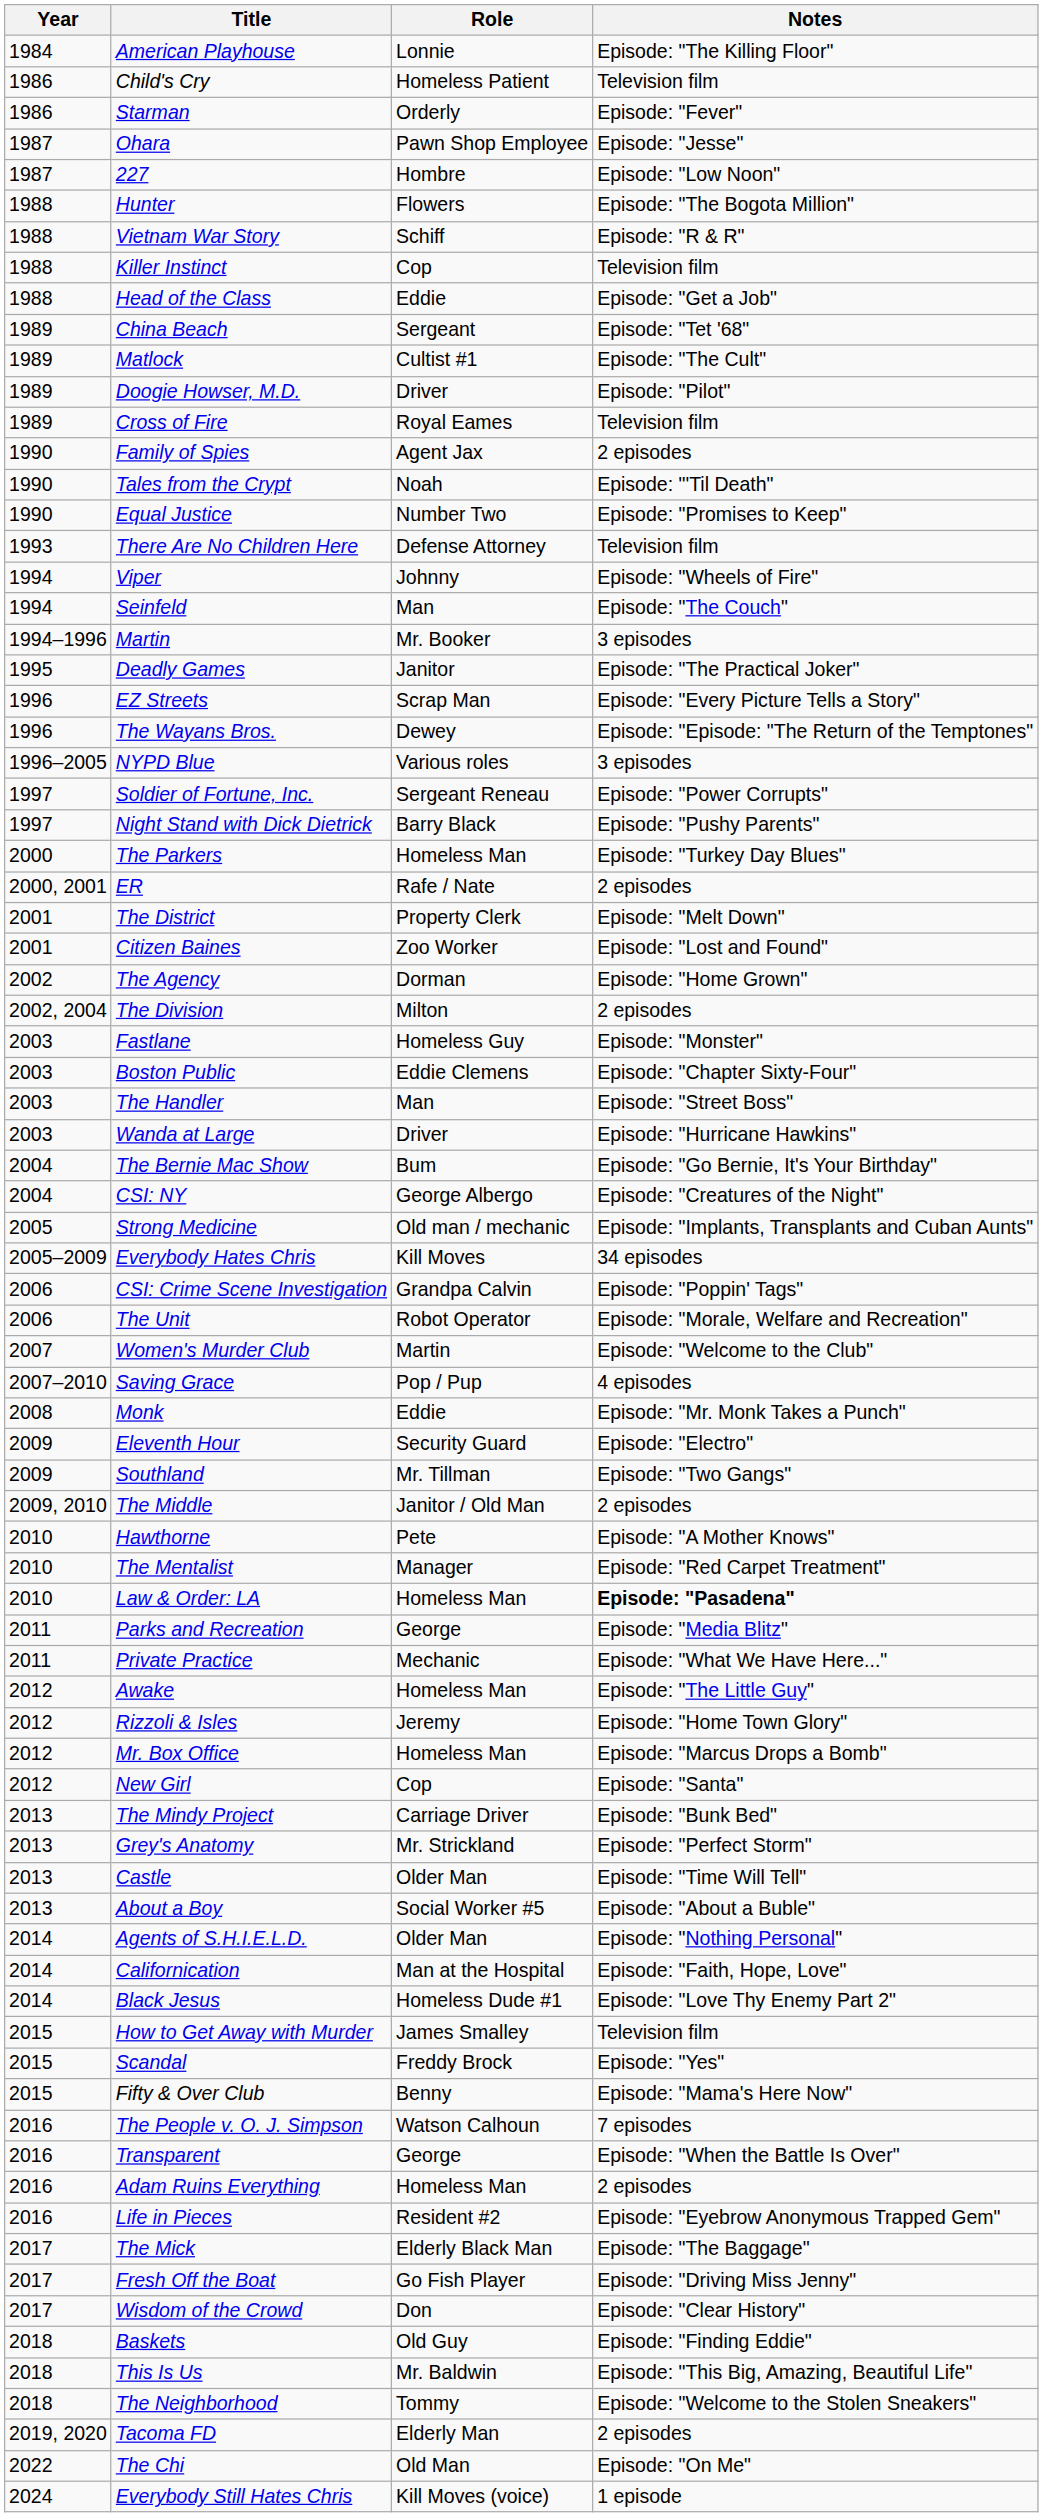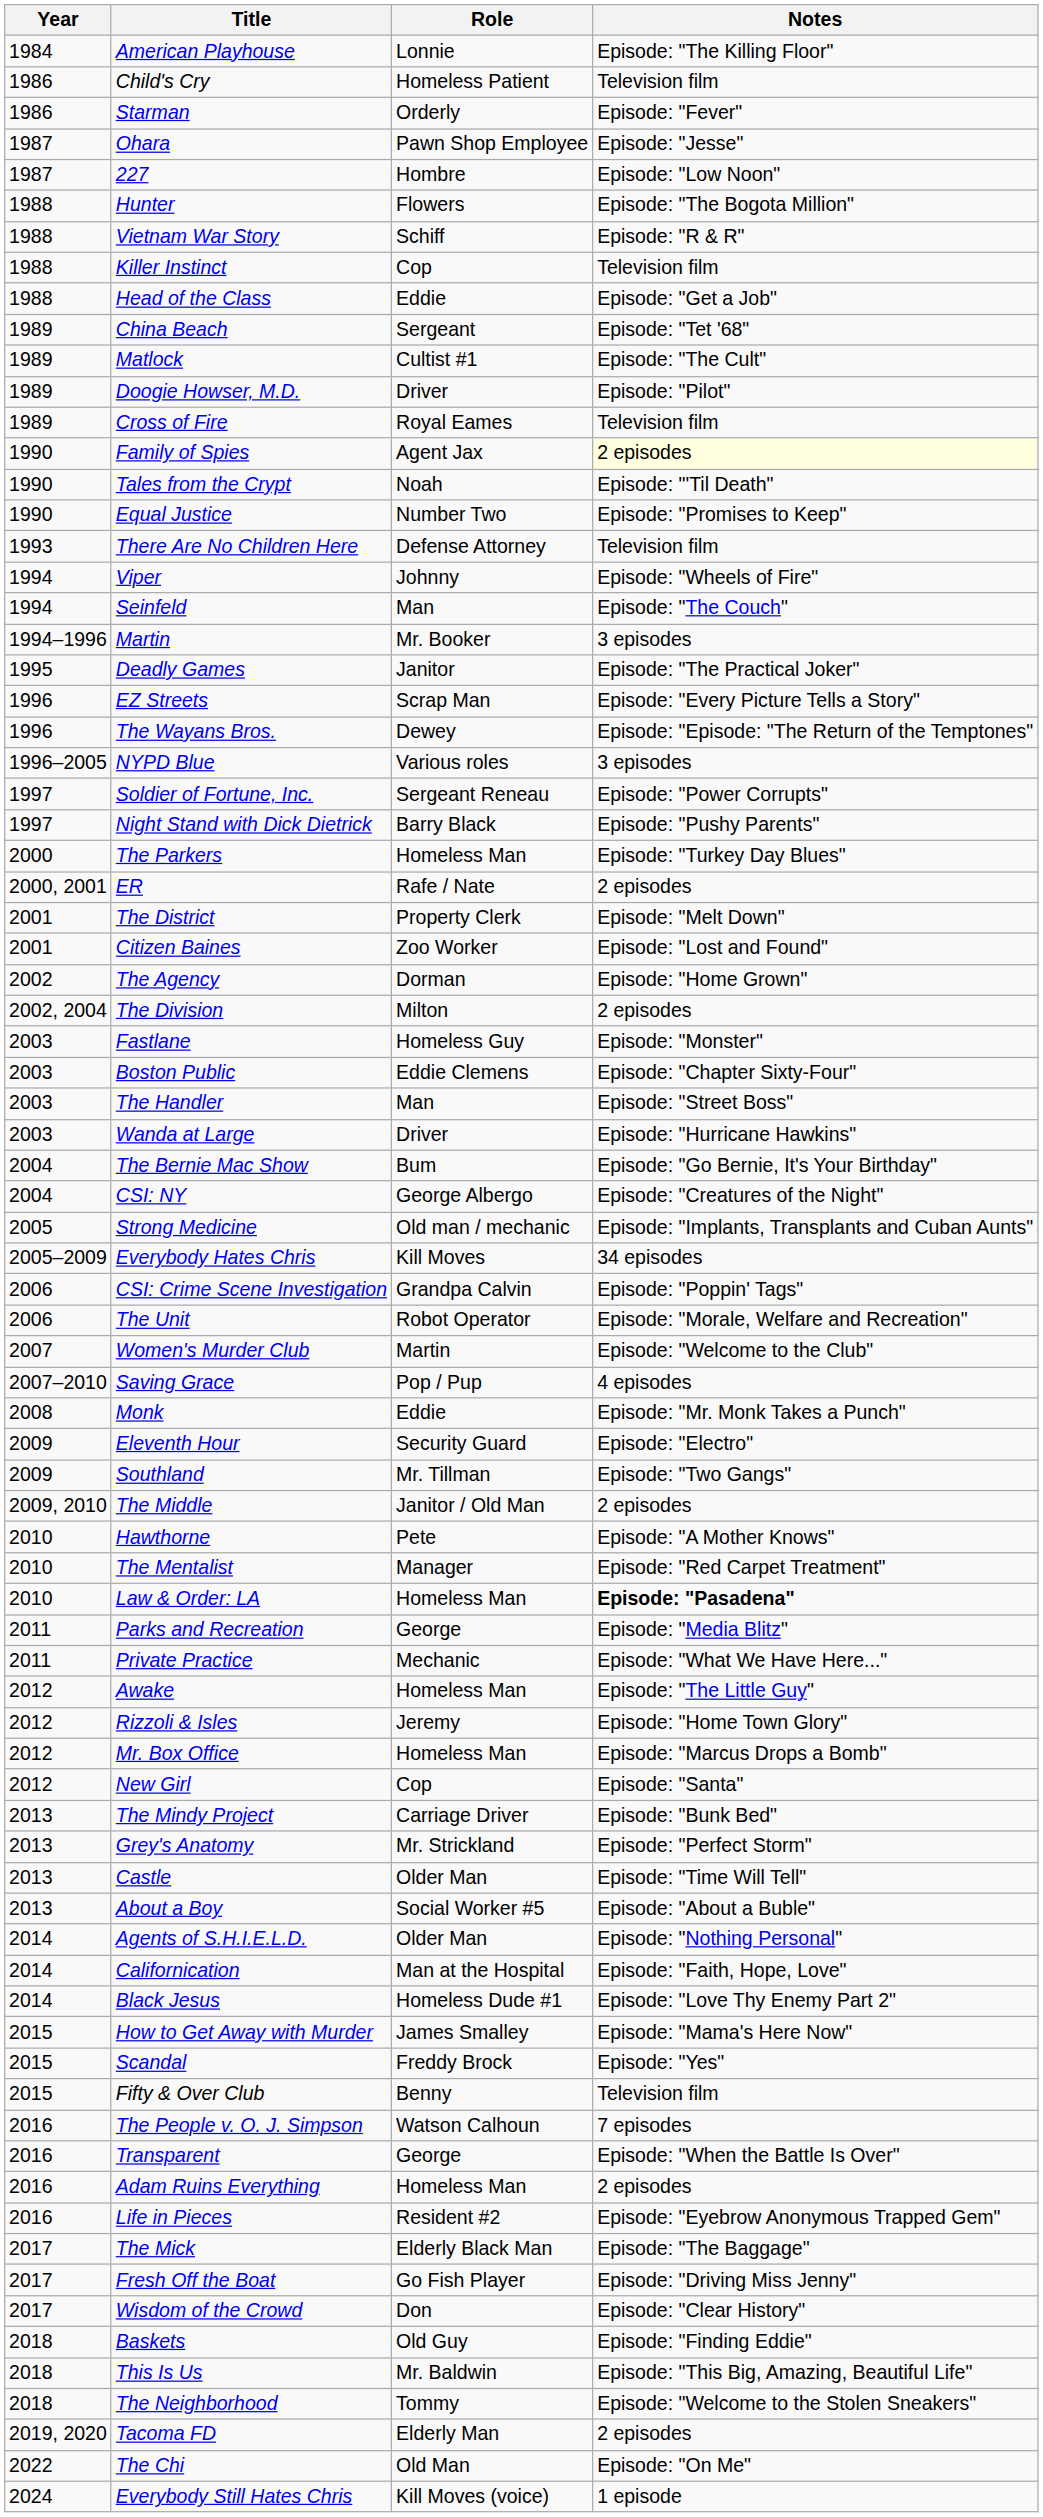(644, 453) no background -> (644, 453) lightyellow background
(658, 2032) Television film -> (725, 2032) Episode: "Mama's Here Now"
(725, 2094) Episode: "Mama's Here Now" -> (658, 2094) Television film
